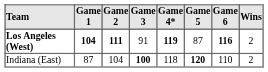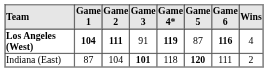(251, 41) 2 -> (251, 41) 4
(143, 60) 100 -> (143, 60) 101
(225, 60) 110 -> (225, 60) 111
